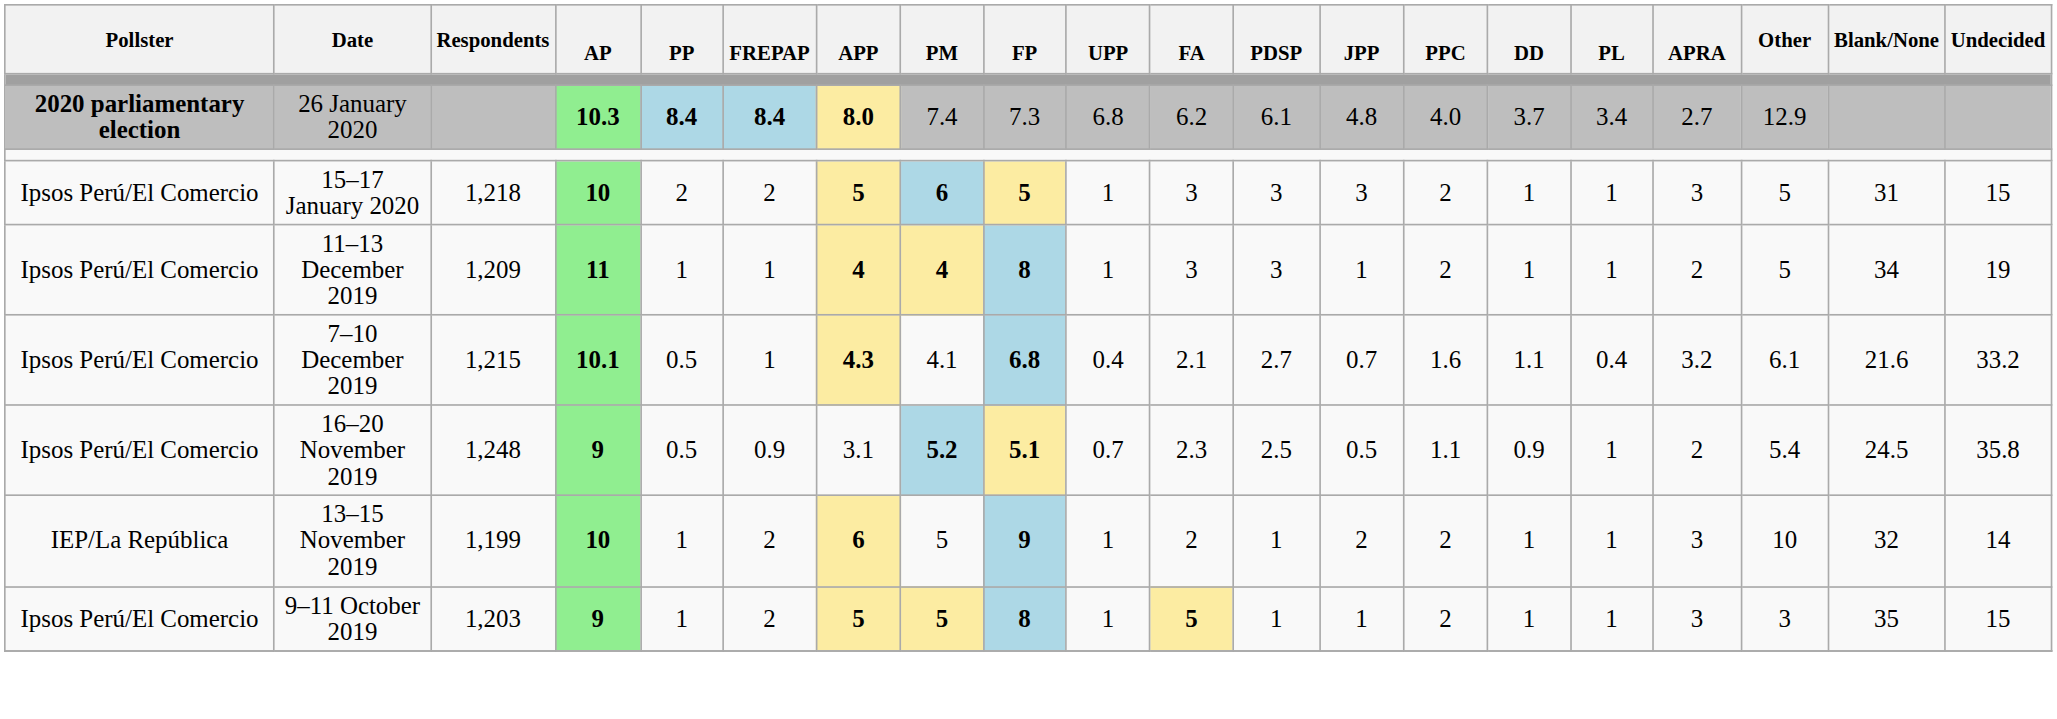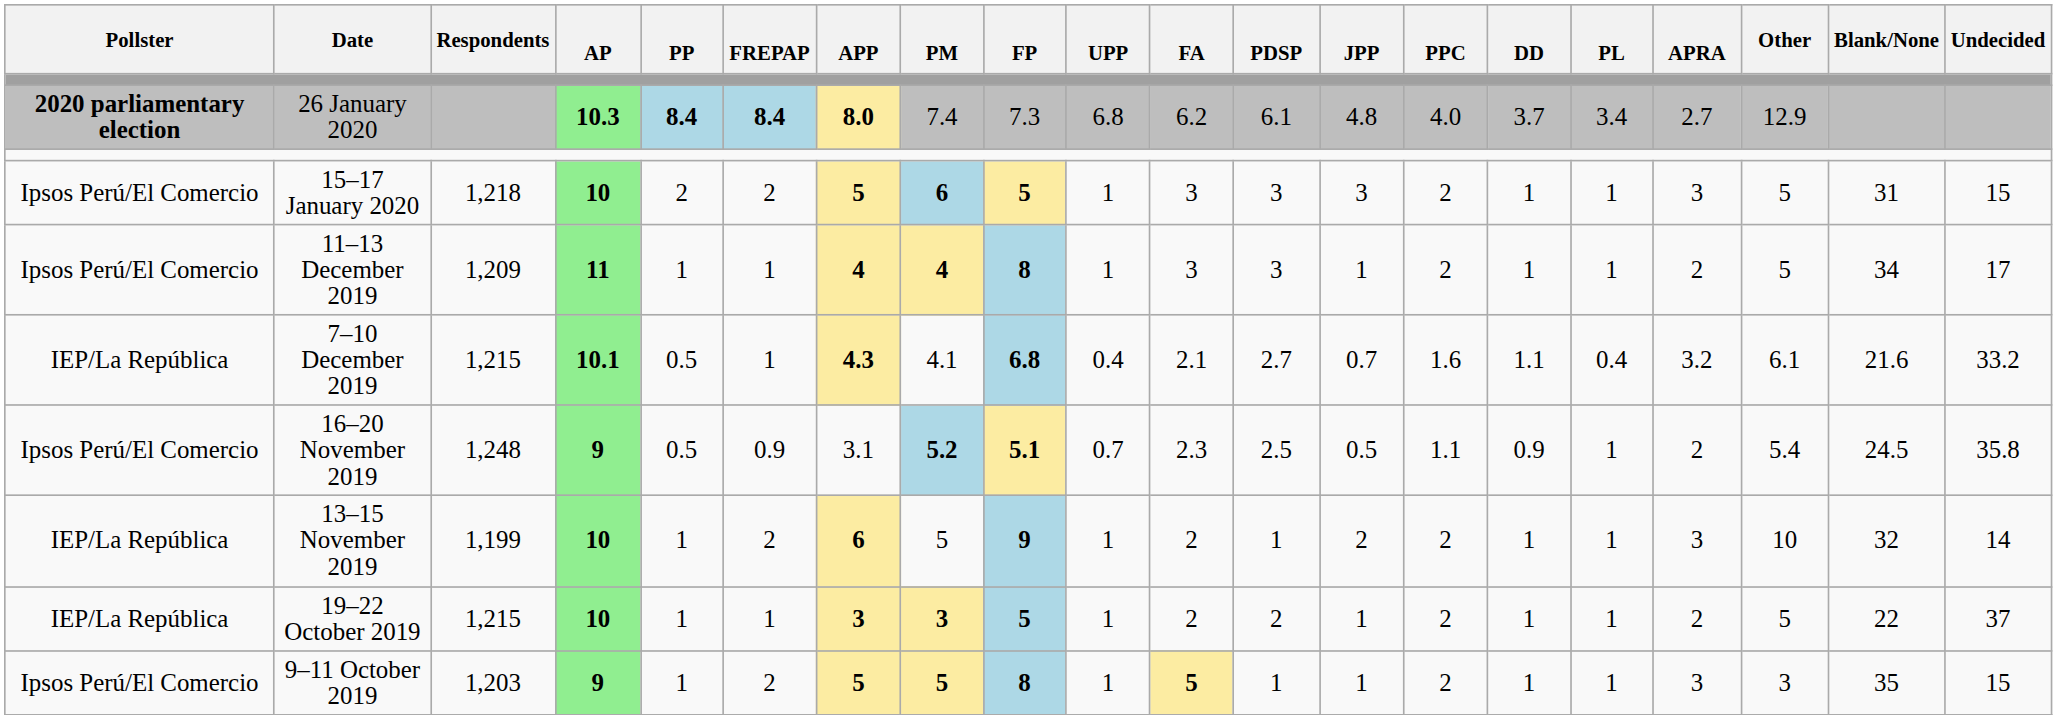(1998, 270) 19 -> (1998, 270) 17
(140, 360) Ipsos Perú/El Comercio -> (140, 360) IEP/La República
+ row: (352, 618)
